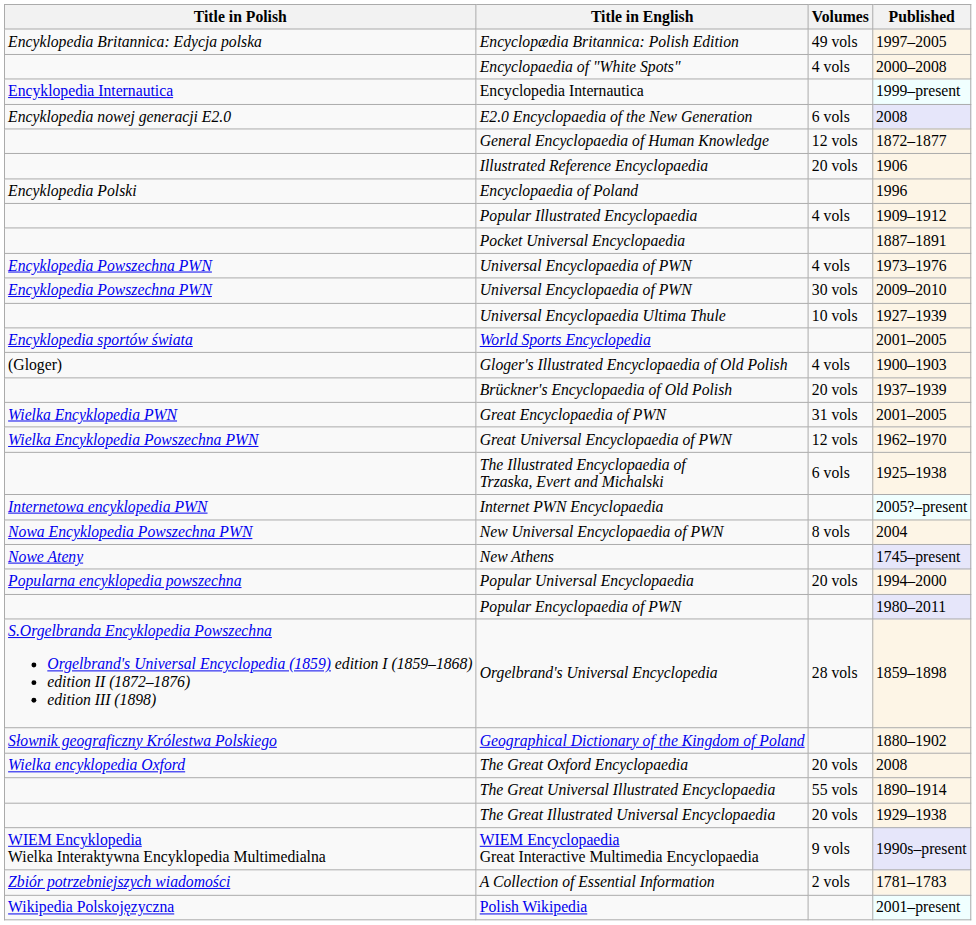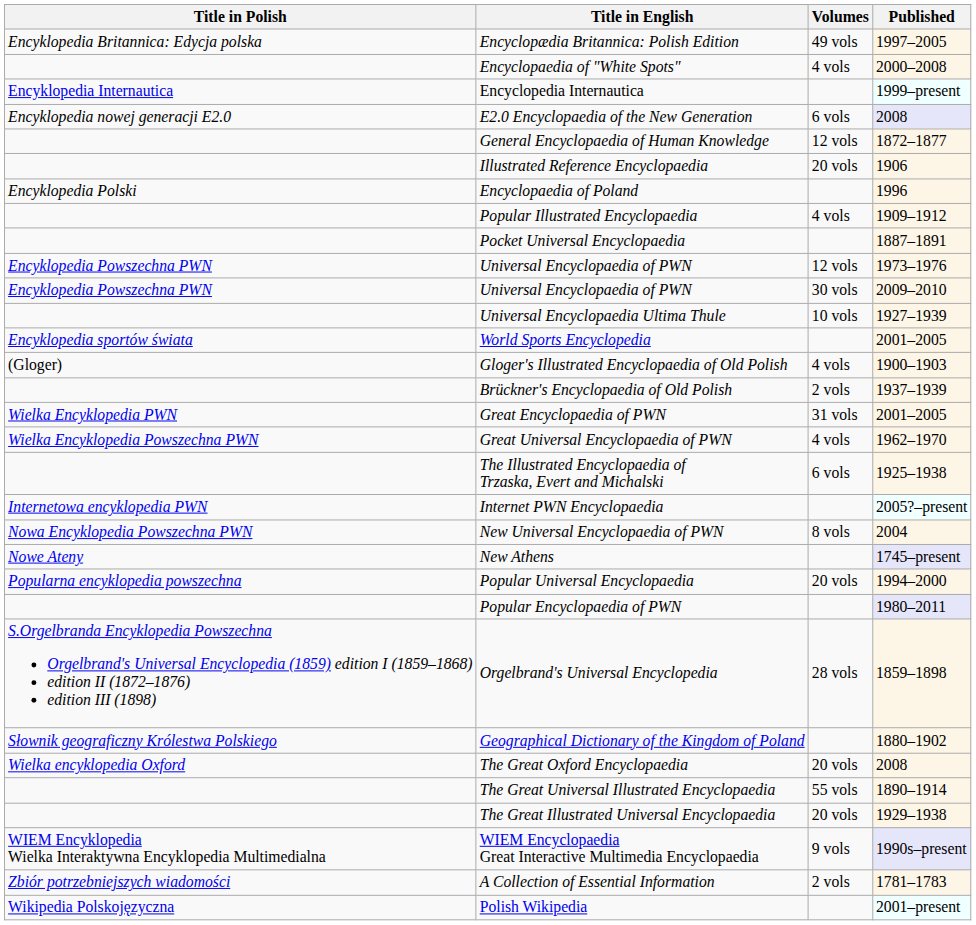(831, 265) 4 vols -> (835, 265) 12 vols
(835, 389) 20 vols -> (831, 389) 2 vols
(835, 439) 12 vols -> (831, 439) 4 vols
